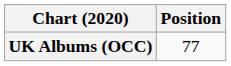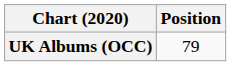(191, 46) 77 -> (191, 46) 79
